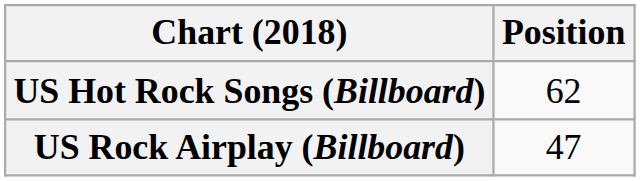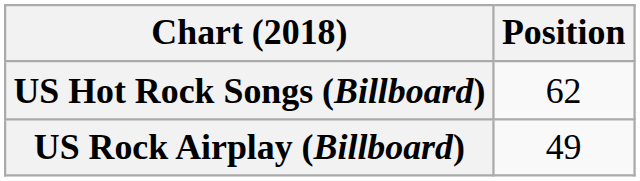(564, 146) 47 -> (564, 146) 49
